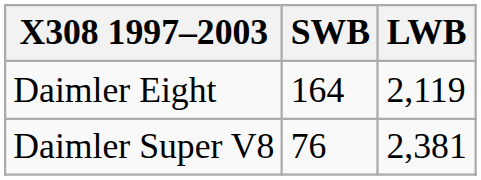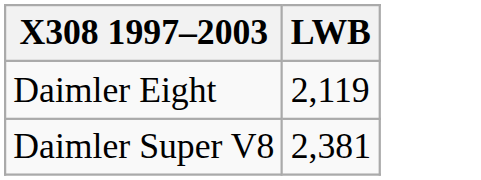- column: (330, 32)
